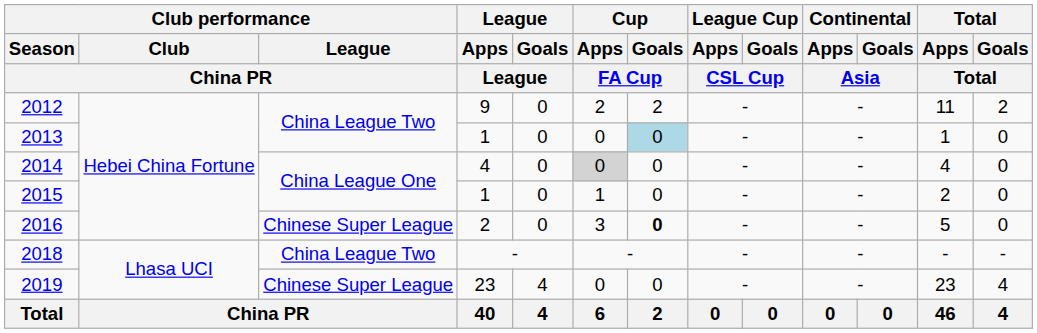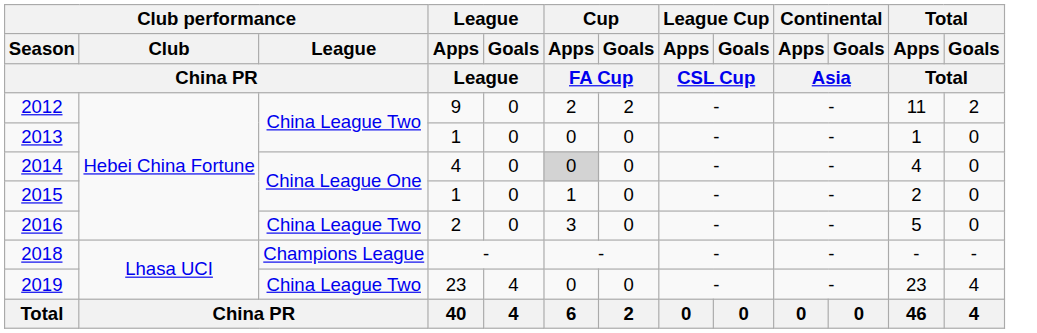(658, 136) lightblue background -> (629, 136) no background
(358, 225) Chinese Super League -> (344, 225) China League Two
(658, 225) bold -> (629, 225) normal
(358, 254) China League Two -> (344, 254) Champions League
(358, 284) Chinese Super League -> (344, 284) China League Two
